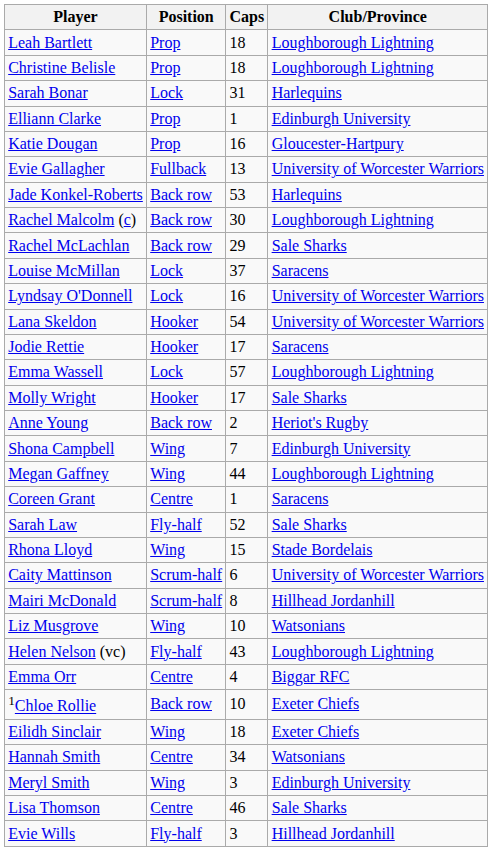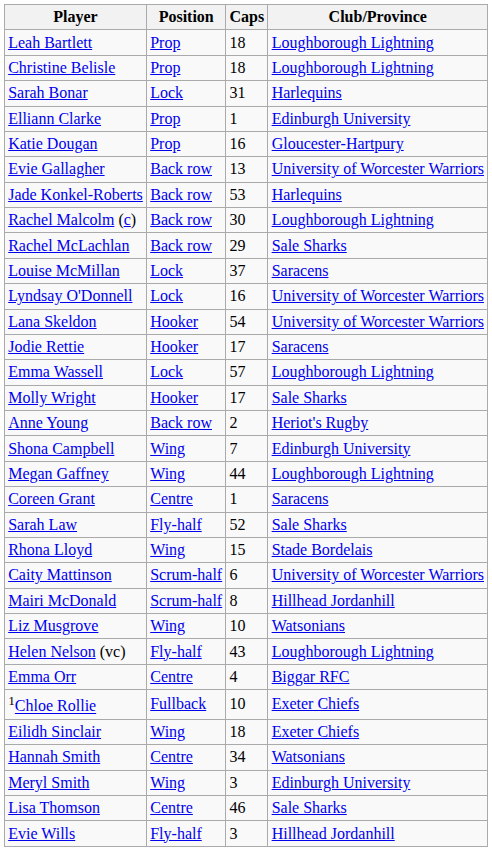(178, 169) Fullback -> (181, 169) Back row
(181, 704) Back row -> (178, 704) Fullback
